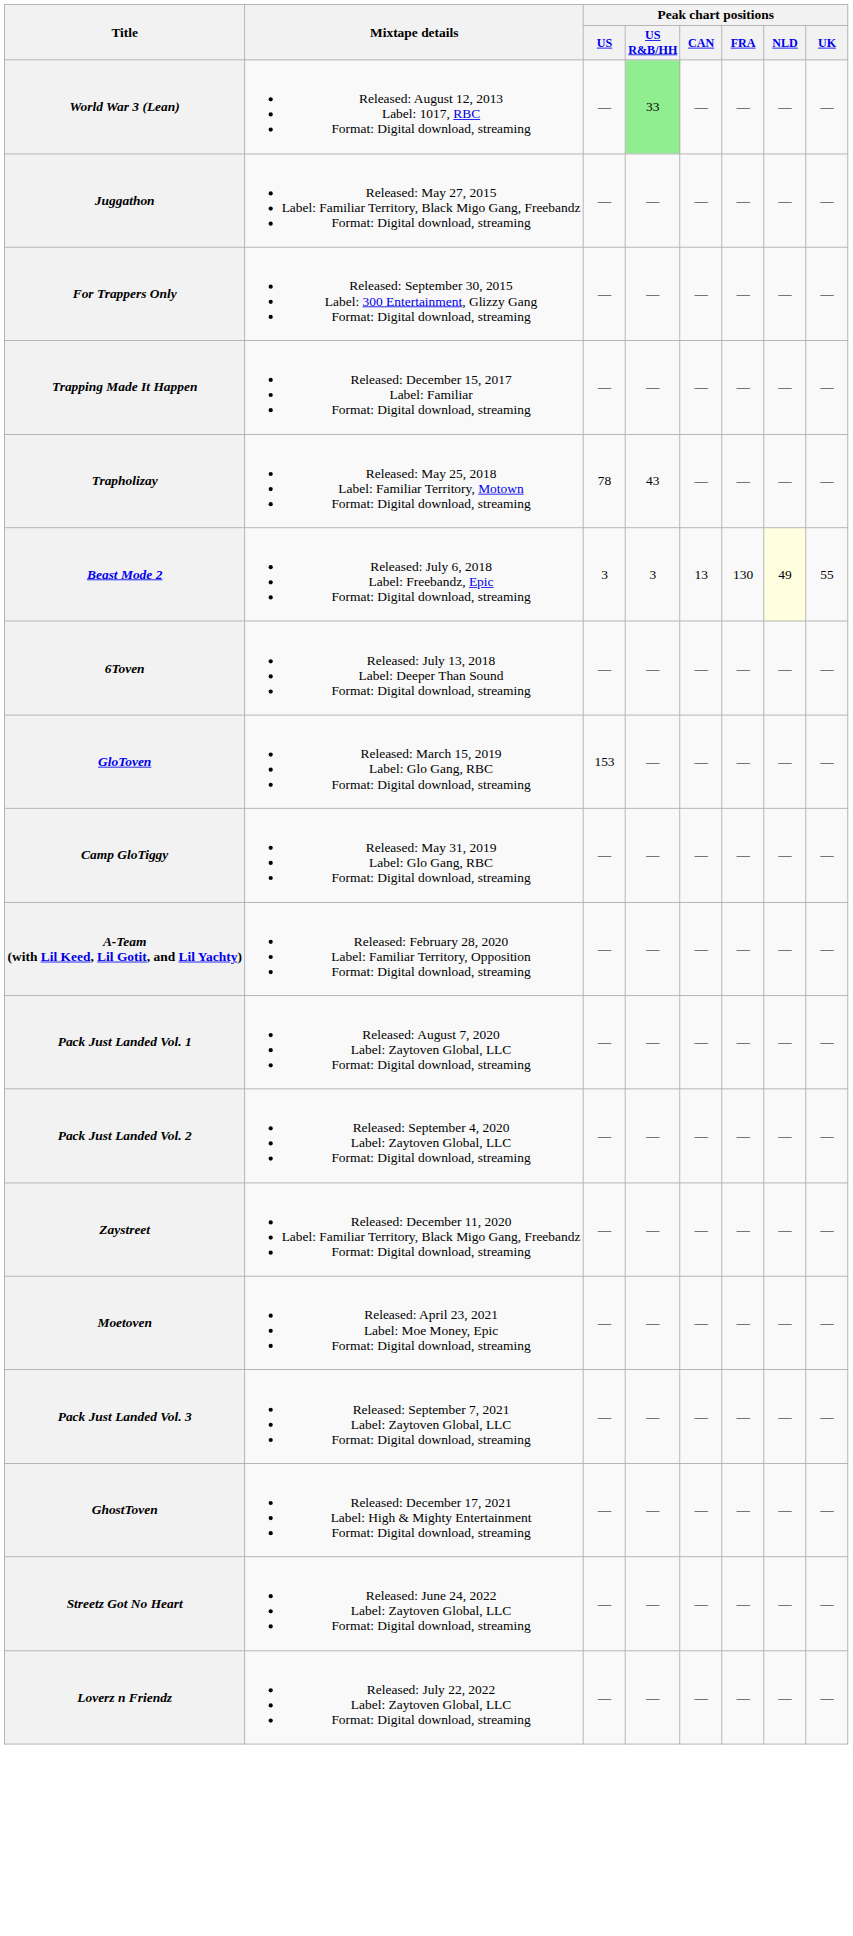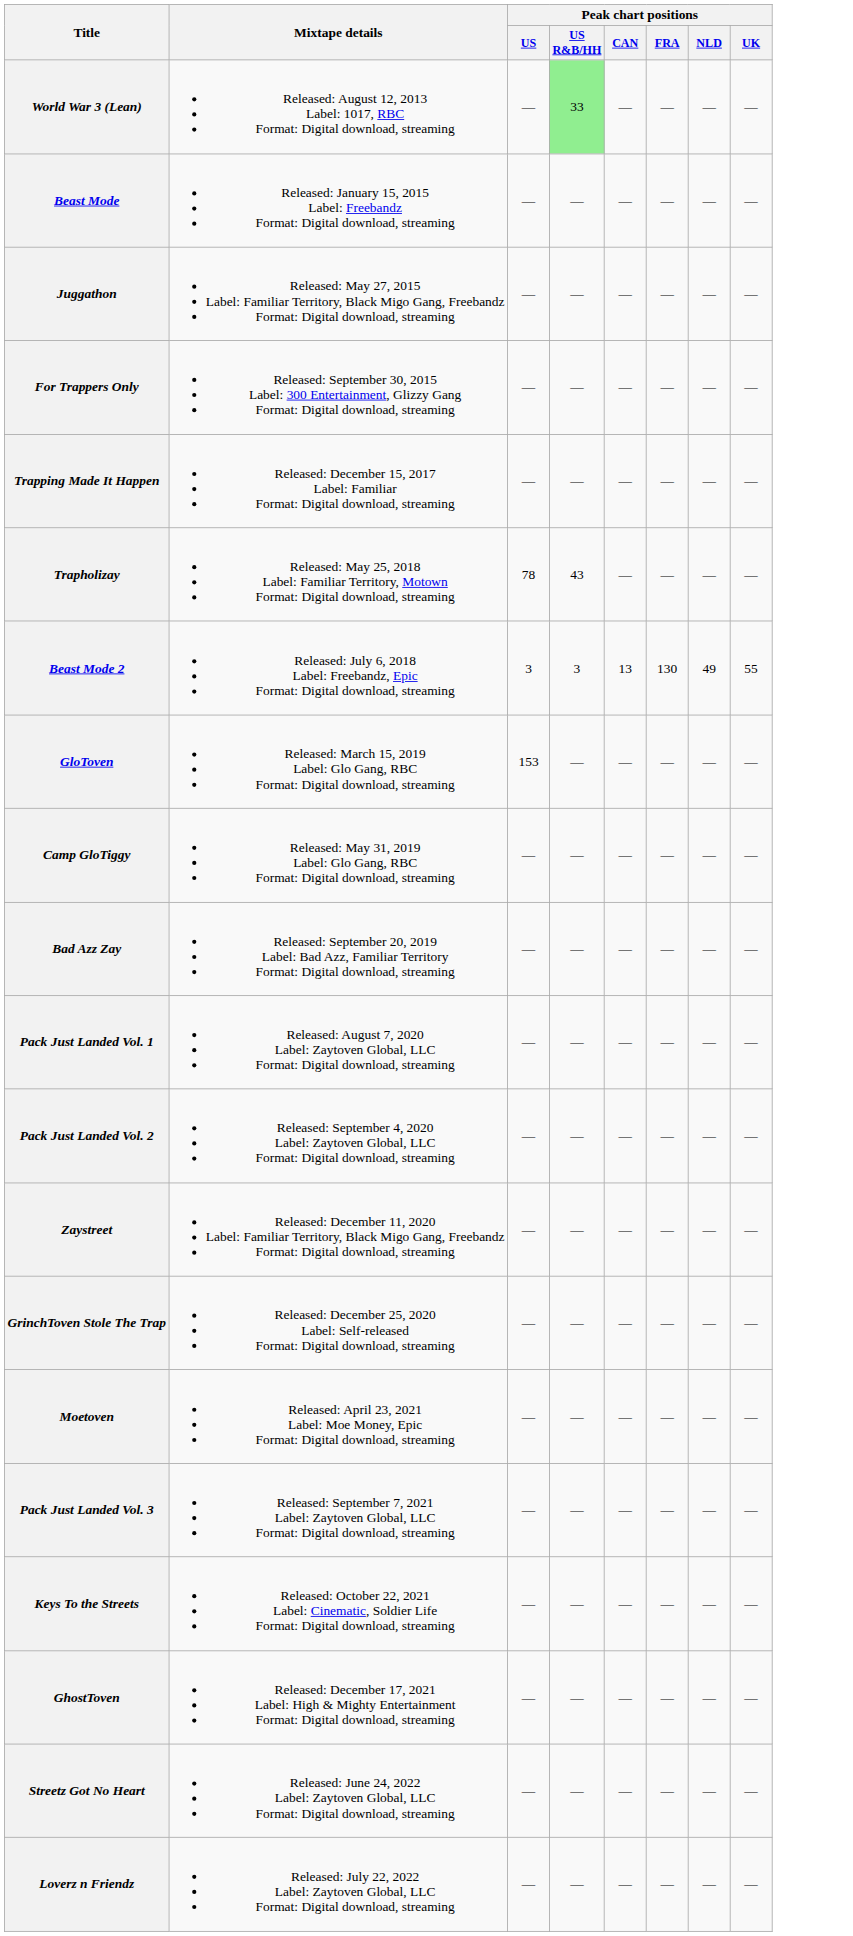+ row: (87, 200)
(785, 574) lightyellow background -> (709, 668) no background
- row: (125, 668)
+ row: (87, 948)
- row: (125, 948)
+ row: (87, 1323)
+ row: (87, 1603)
